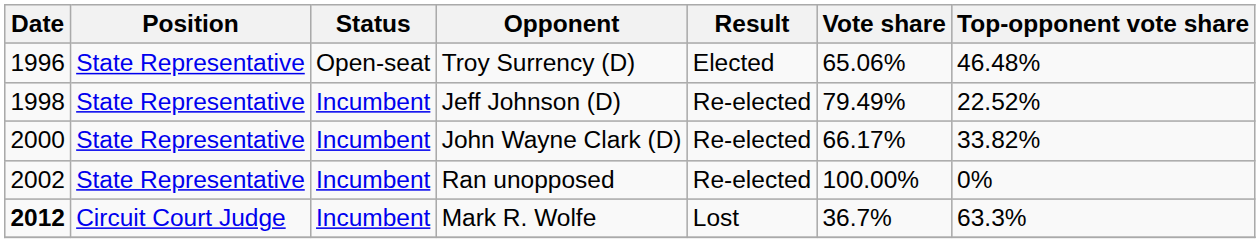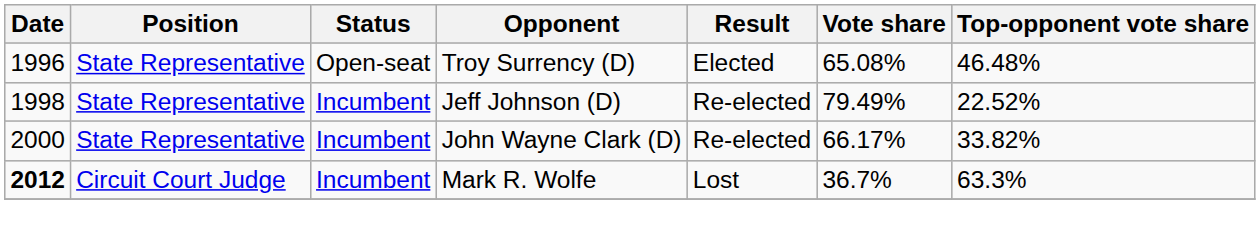(864, 62) 65.06% -> (864, 62) 65.08%
- row: (528, 179)
